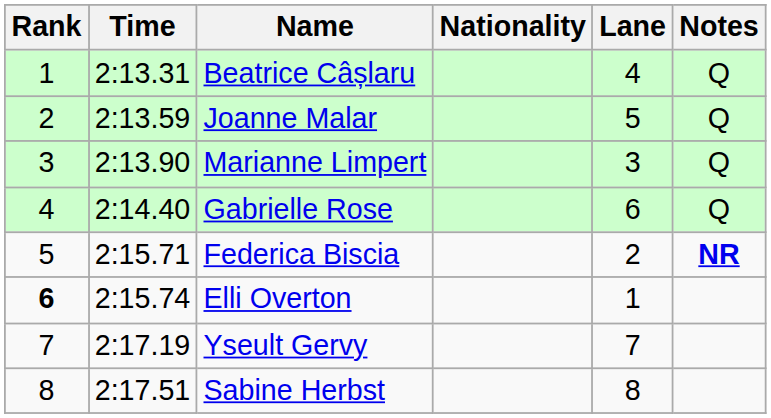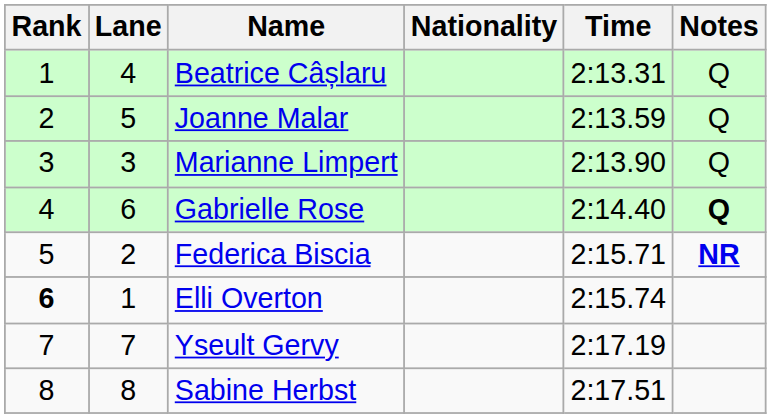columns swapped: (633, 27) <-> (143, 27)
(719, 208) normal -> (719, 208) bold
